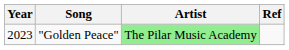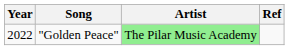(20, 34) 2023 -> (20, 34) 2022
